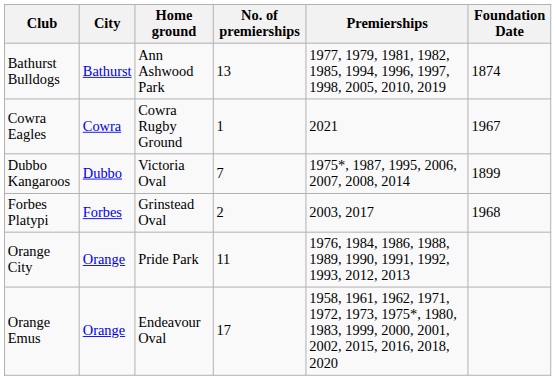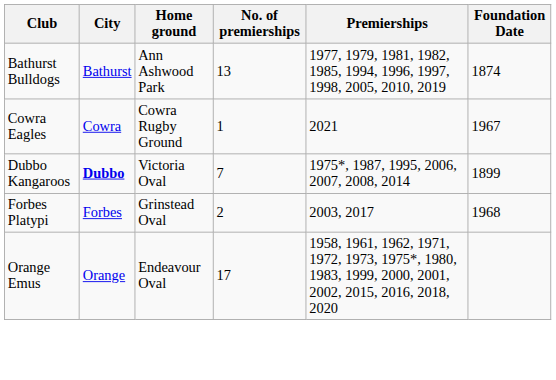(102, 173) normal -> (104, 173) bold
- row: (29, 259)
